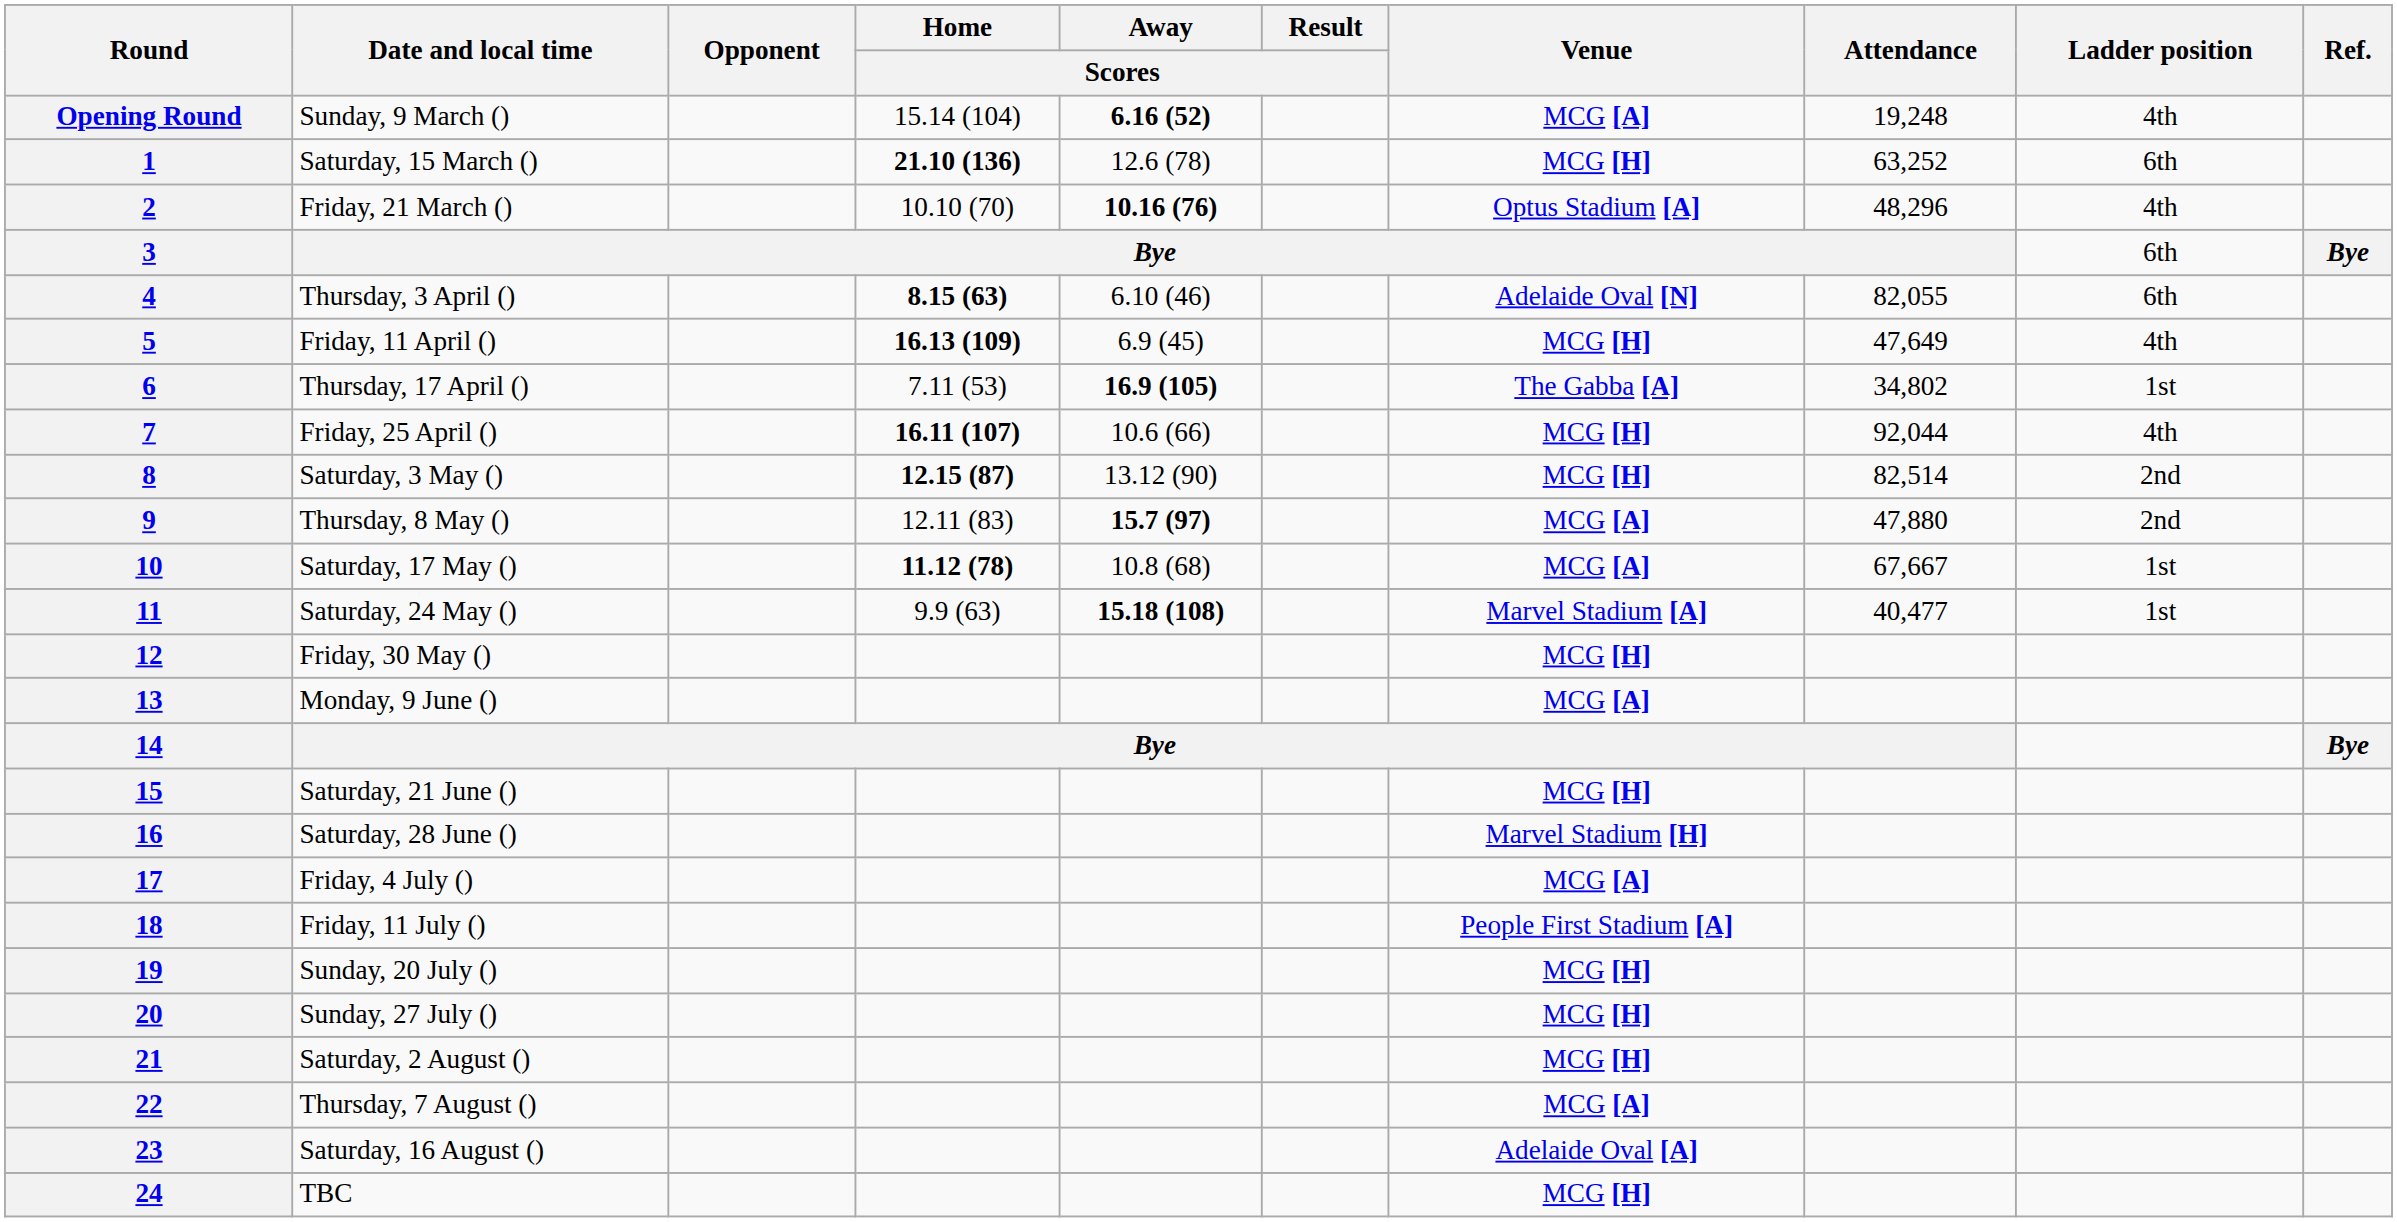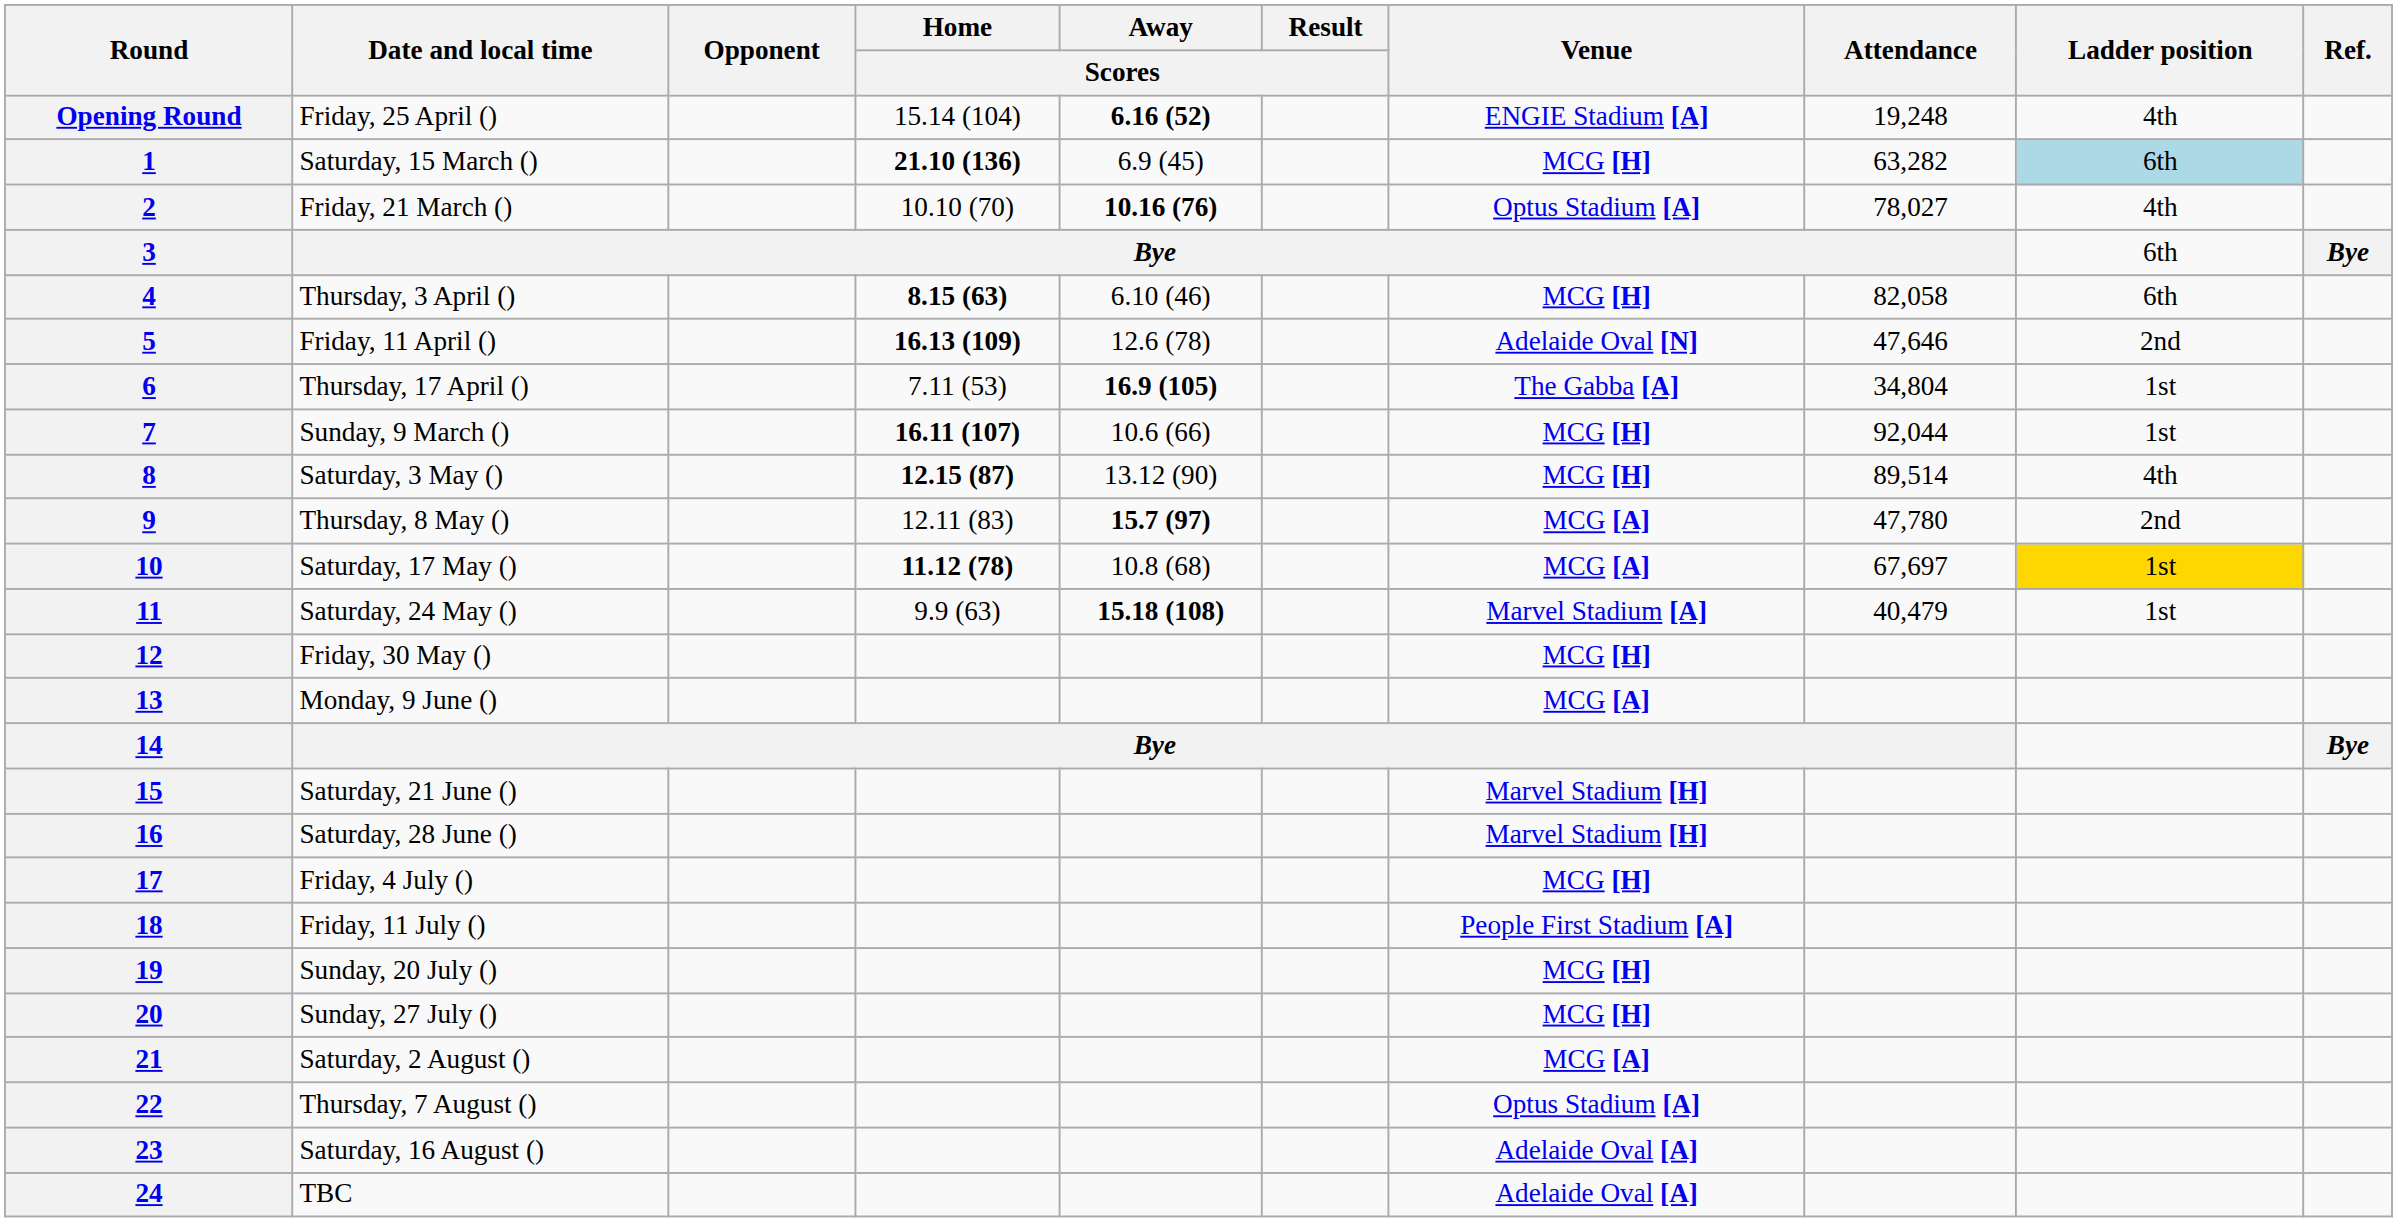(404, 117) Sunday, 9 March () -> (398, 117) Friday, 25 April ()
(1597, 117) MCG [A] -> (1597, 117) ENGIE Stadium [A]
(1161, 161) 12.6 (78) -> (1161, 161) 6.9 (45)
(1911, 161) 63,252 -> (1911, 161) 63,282
(2160, 161) no background -> (2160, 161) lightblue background
(1911, 206) 48,296 -> (1911, 206) 78,027
(1597, 296) Adelaide Oval [N] -> (1597, 296) MCG [H]
(1911, 296) 82,055 -> (1911, 296) 82,058
(1161, 341) 6.9 (45) -> (1161, 341) 12.6 (78)
(1597, 341) MCG [H] -> (1597, 341) Adelaide Oval [N]
(1911, 341) 47,649 -> (1911, 341) 47,646
(2160, 341) 4th -> (2160, 341) 2nd
(1911, 386) 34,802 -> (1911, 386) 34,804
(398, 431) Friday, 25 April () -> (404, 431) Sunday, 9 March ()
(2160, 431) 4th -> (2160, 431) 1st
(1911, 476) 82,514 -> (1911, 476) 89,514
(2160, 476) 2nd -> (2160, 476) 4th
(1911, 521) 47,880 -> (1911, 521) 47,780
(1911, 565) 67,667 -> (1911, 565) 67,697
(2160, 565) no background -> (2160, 565) gold background
(1911, 610) 40,477 -> (1911, 610) 40,479
(1597, 790) MCG [H] -> (1597, 790) Marvel Stadium [H]
(1597, 880) MCG [A] -> (1597, 880) MCG [H]
(1597, 1059) MCG [H] -> (1597, 1059) MCG [A]
(1597, 1104) MCG [A] -> (1597, 1104) Optus Stadium [A]
(1597, 1194) MCG [H] -> (1597, 1194) Adelaide Oval [A]
